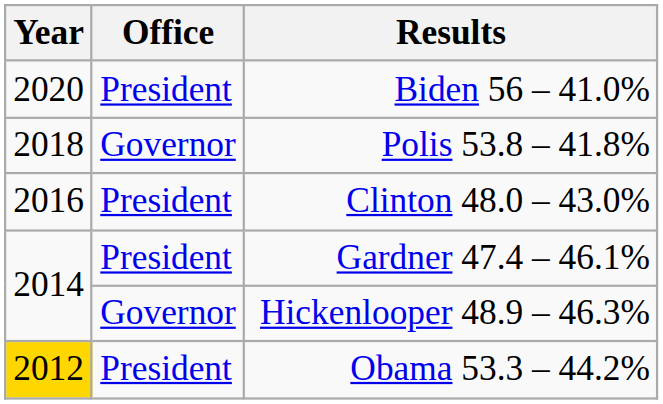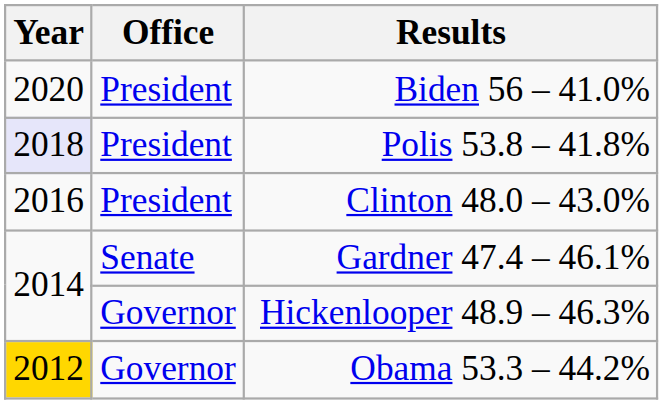(49, 144) no background -> (49, 144) lavender background
(168, 144) Governor -> (166, 144) President
(166, 256) President -> (147, 256) Senate
(166, 369) President -> (168, 369) Governor
